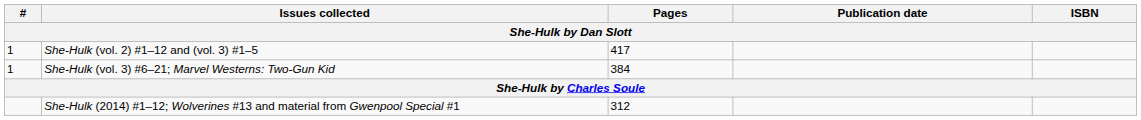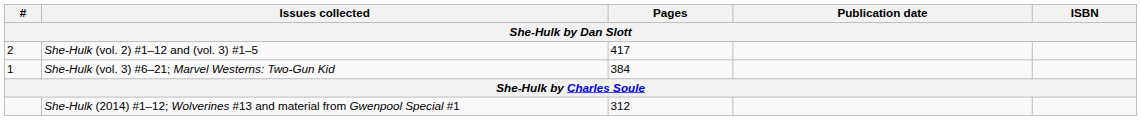(10, 50) 1 -> (10, 50) 2
